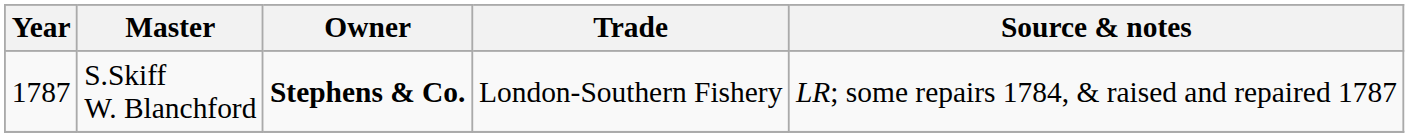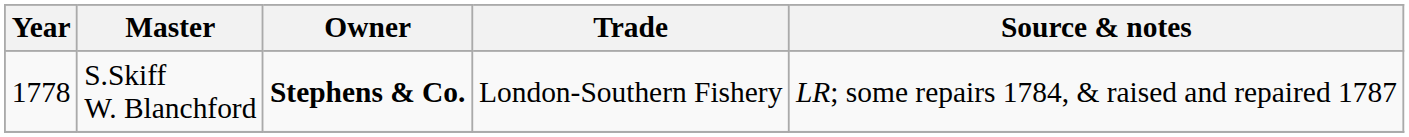(41, 91) 1787 -> (41, 91) 1778
